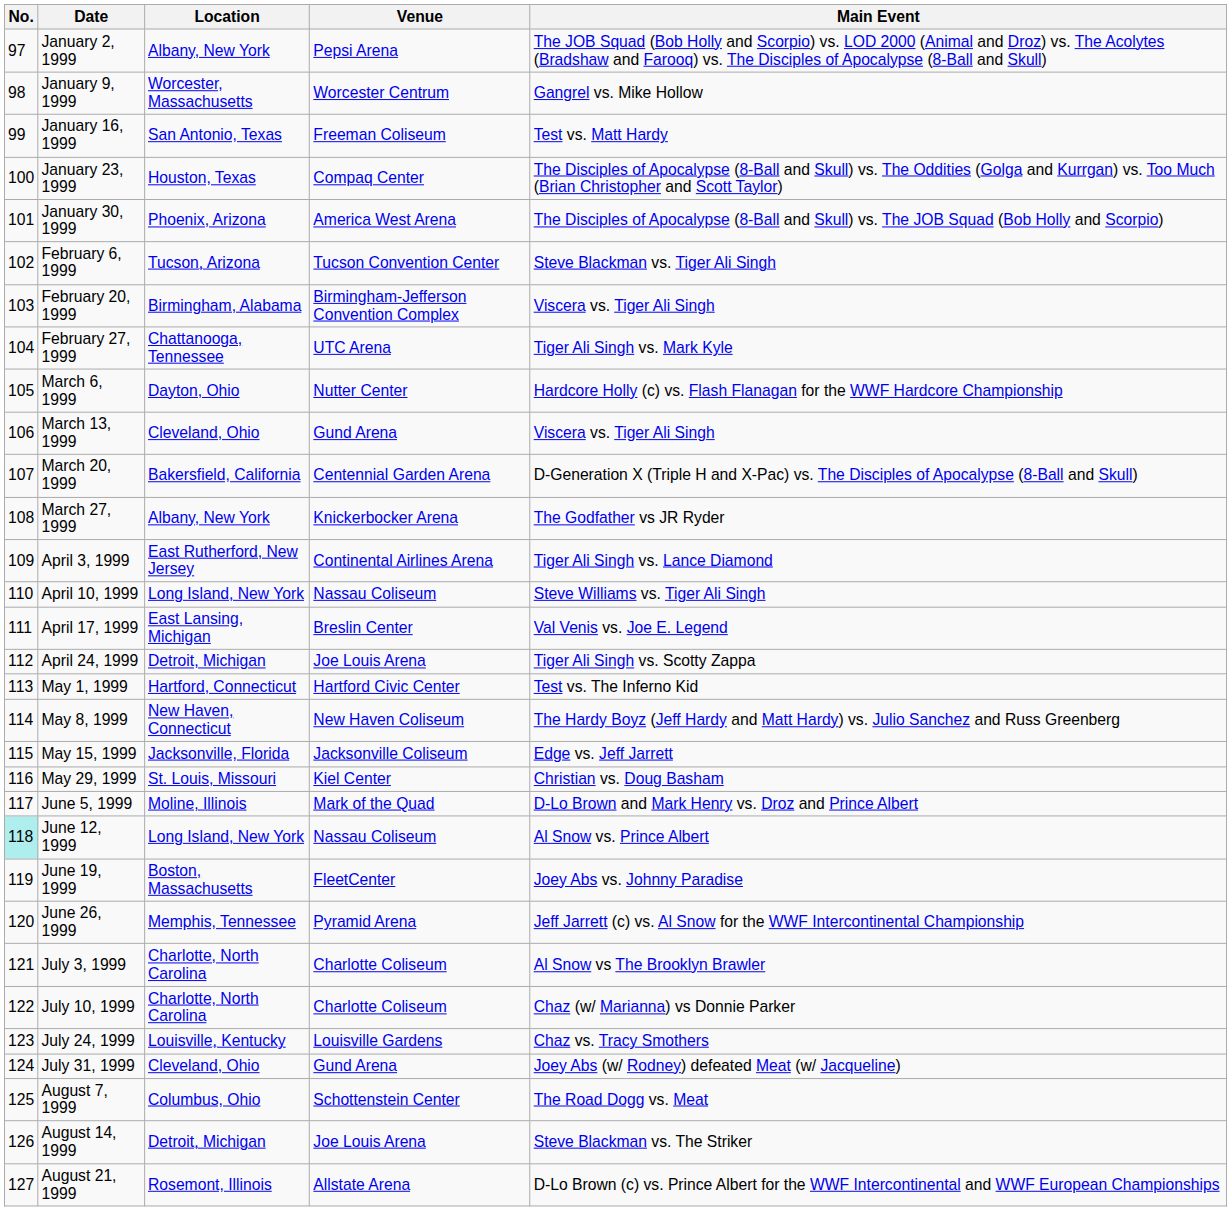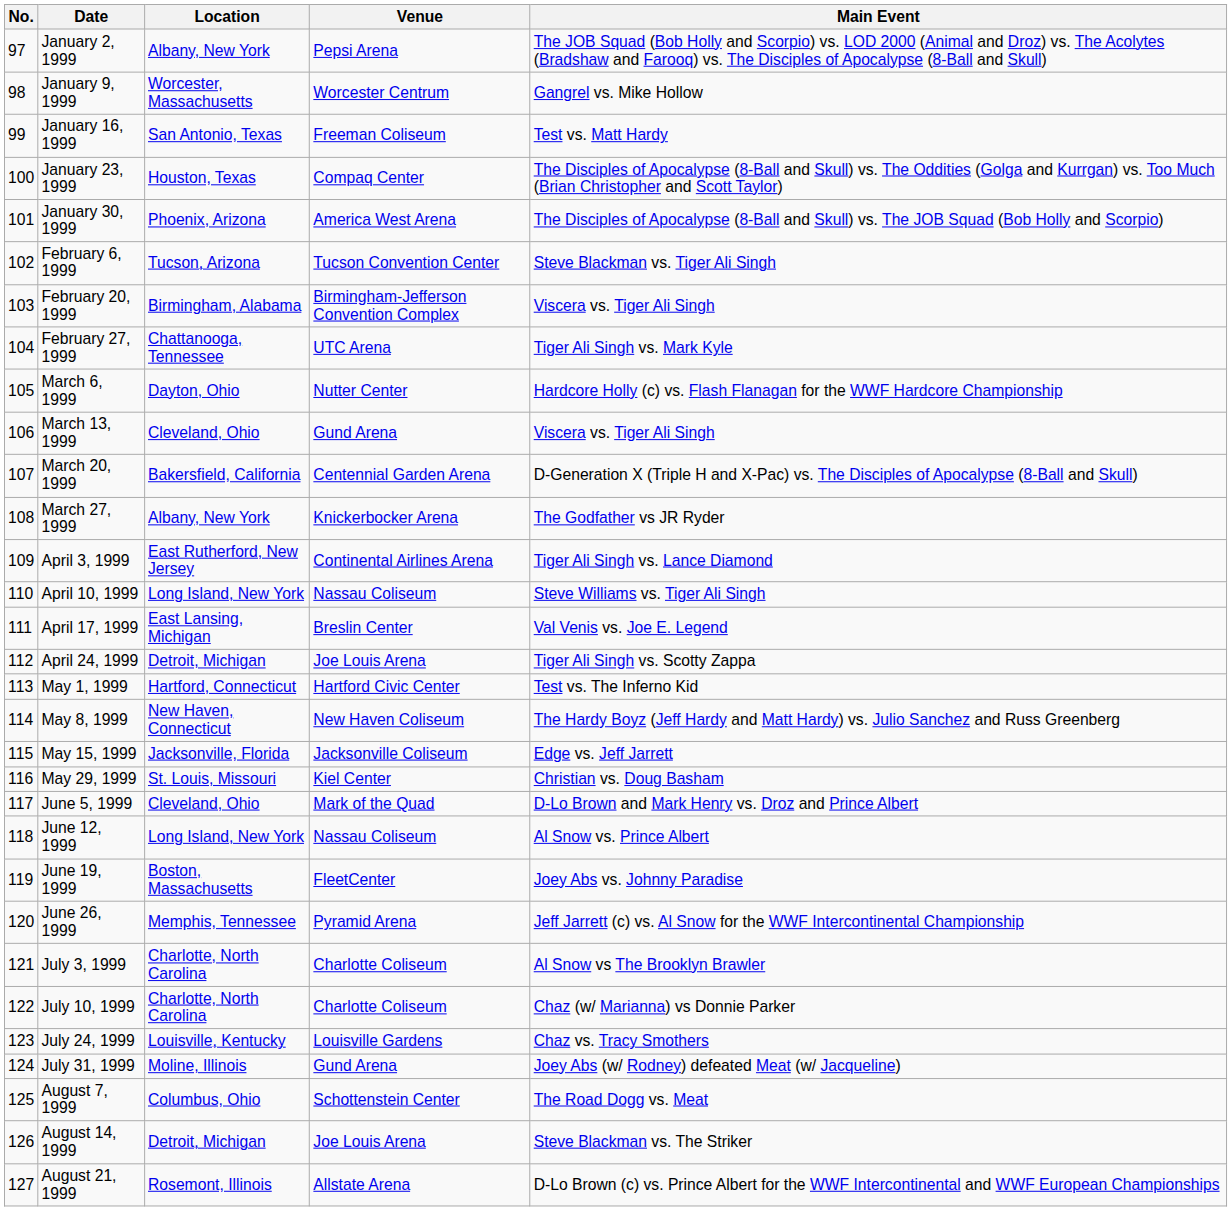(197, 803) Moline, Illinois -> (204, 803) Cleveland, Ohio
(21, 837) paleturquoise background -> (21, 837) no background
(204, 1066) Cleveland, Ohio -> (197, 1066) Moline, Illinois
